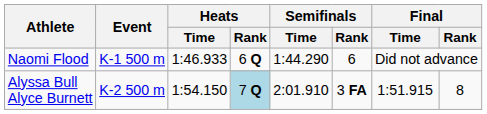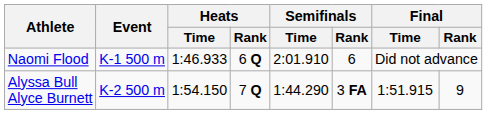(301, 60) 1:44.290 -> (301, 60) 2:01.910
(250, 90) lightblue background -> (250, 90) no background
(301, 90) 2:01.910 -> (301, 90) 1:44.290
(460, 90) 8 -> (460, 90) 9
